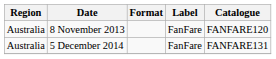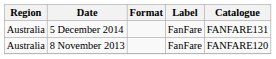rows swapped: (87, 29) <-> (87, 45)
